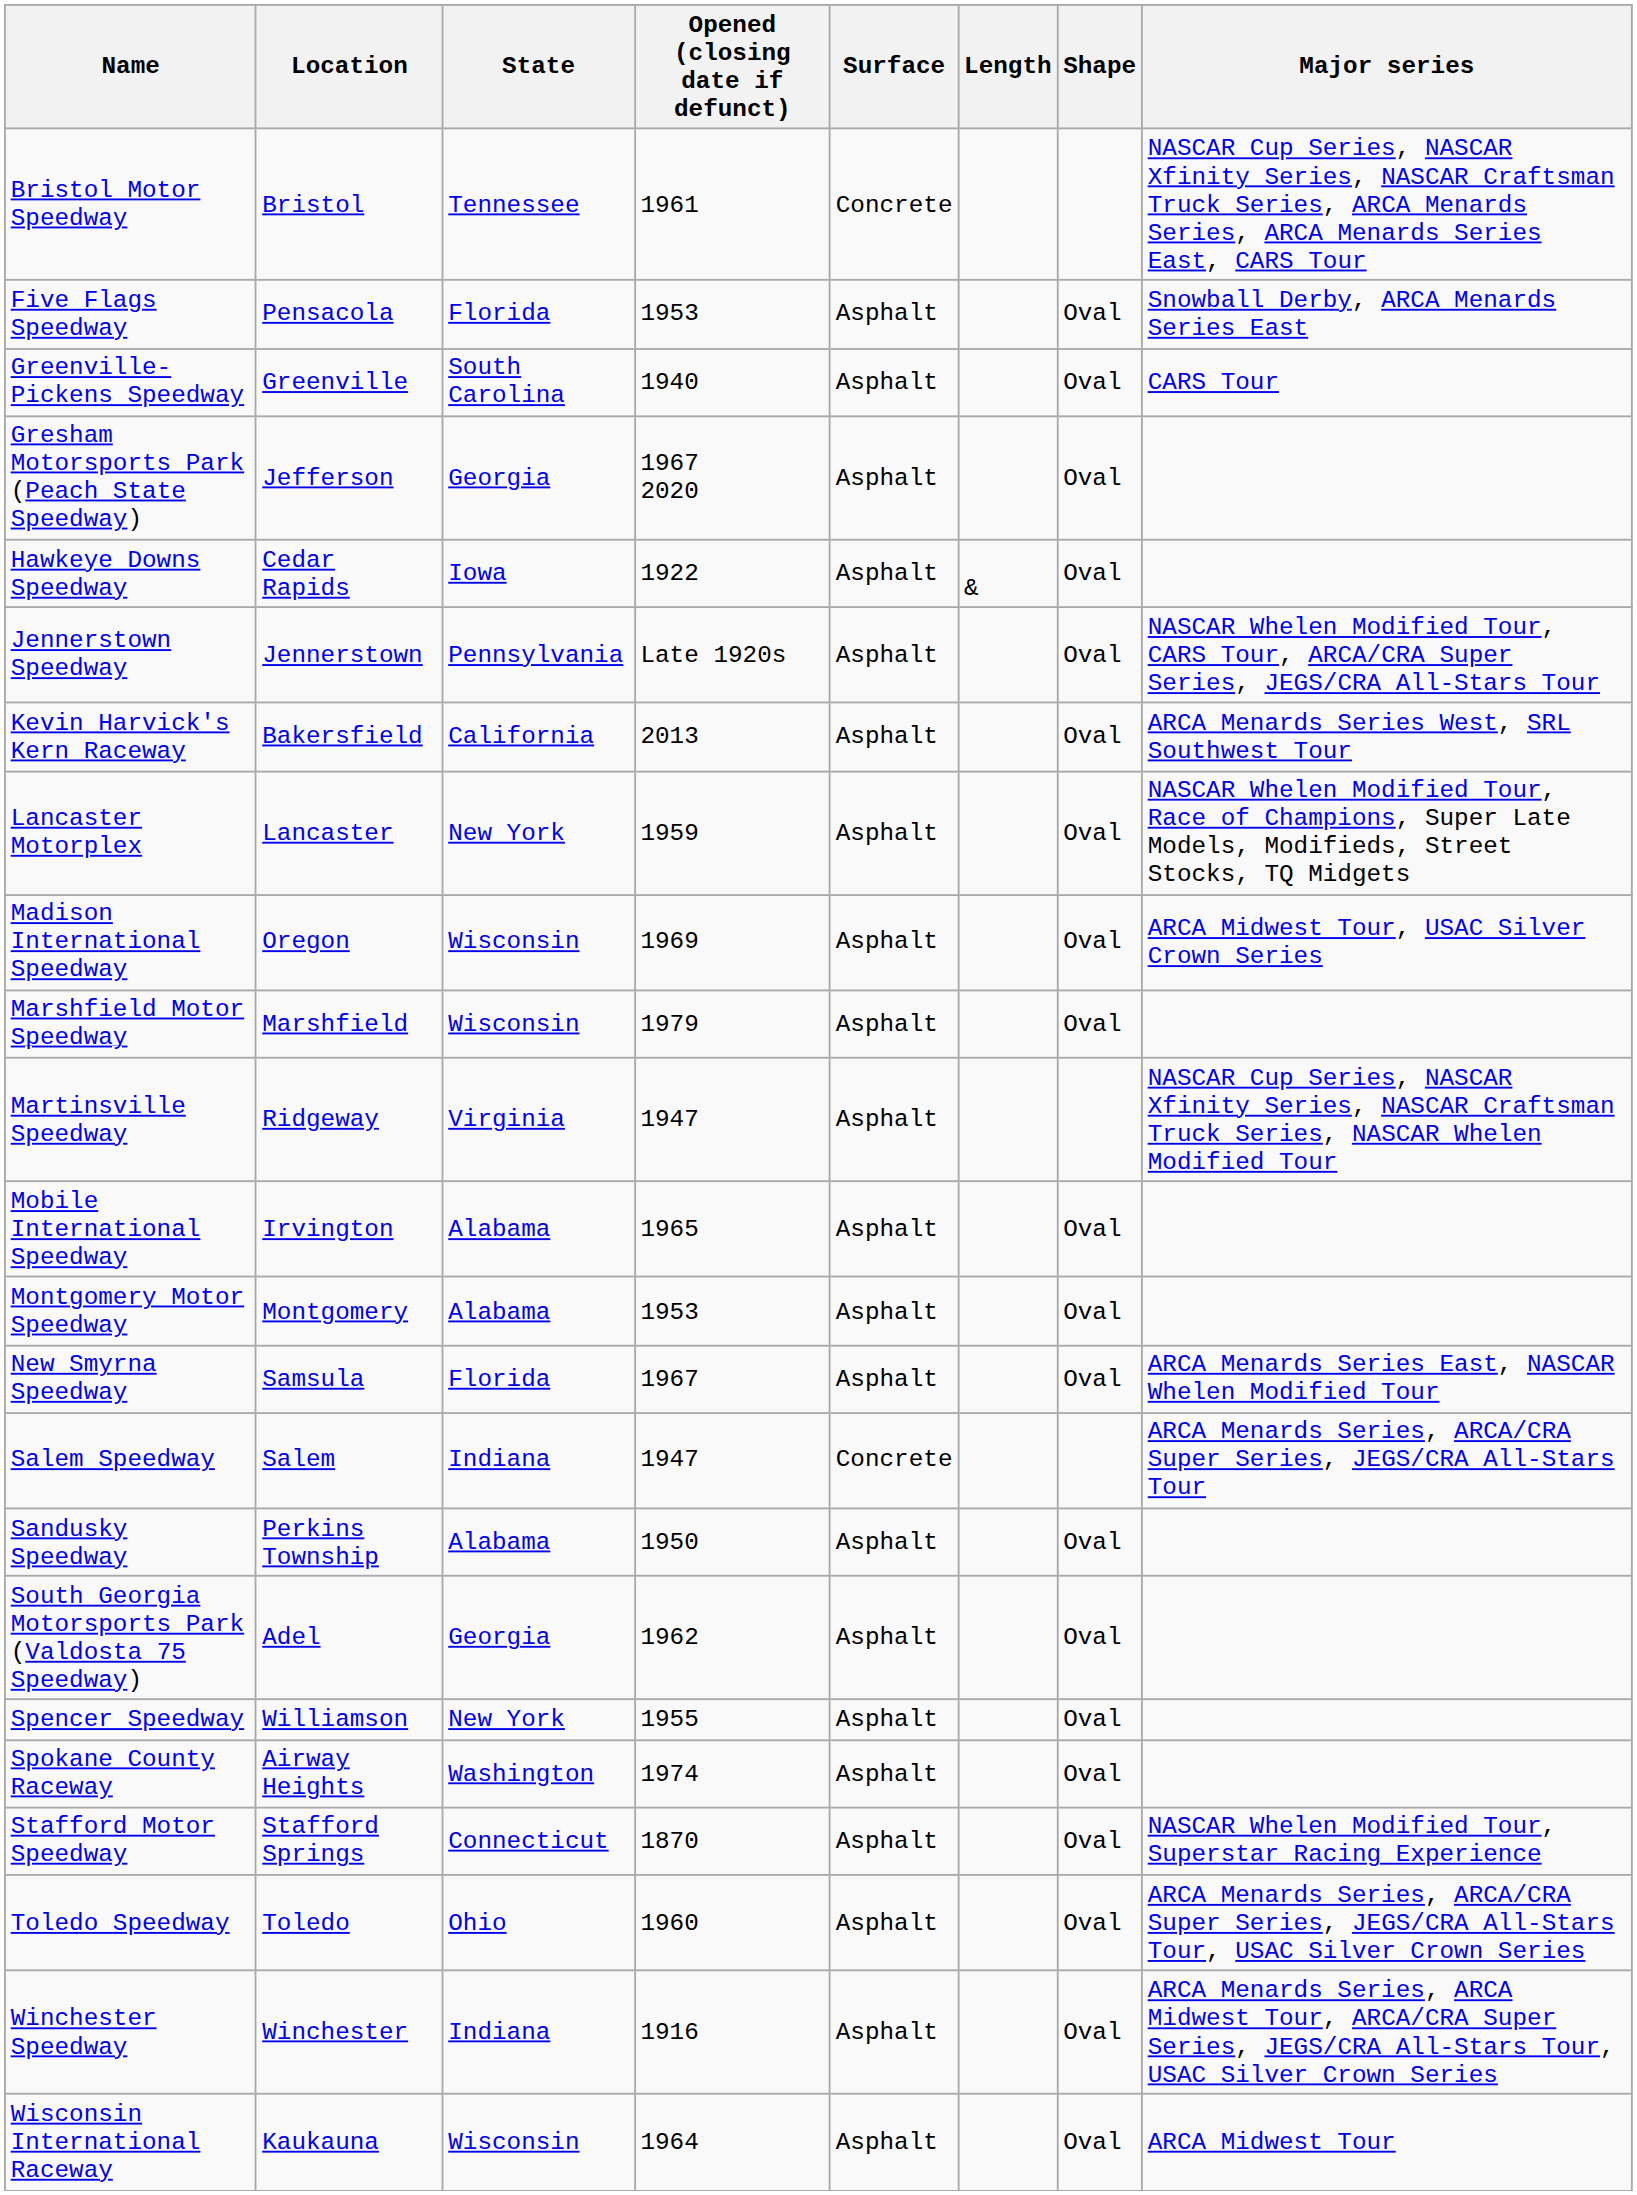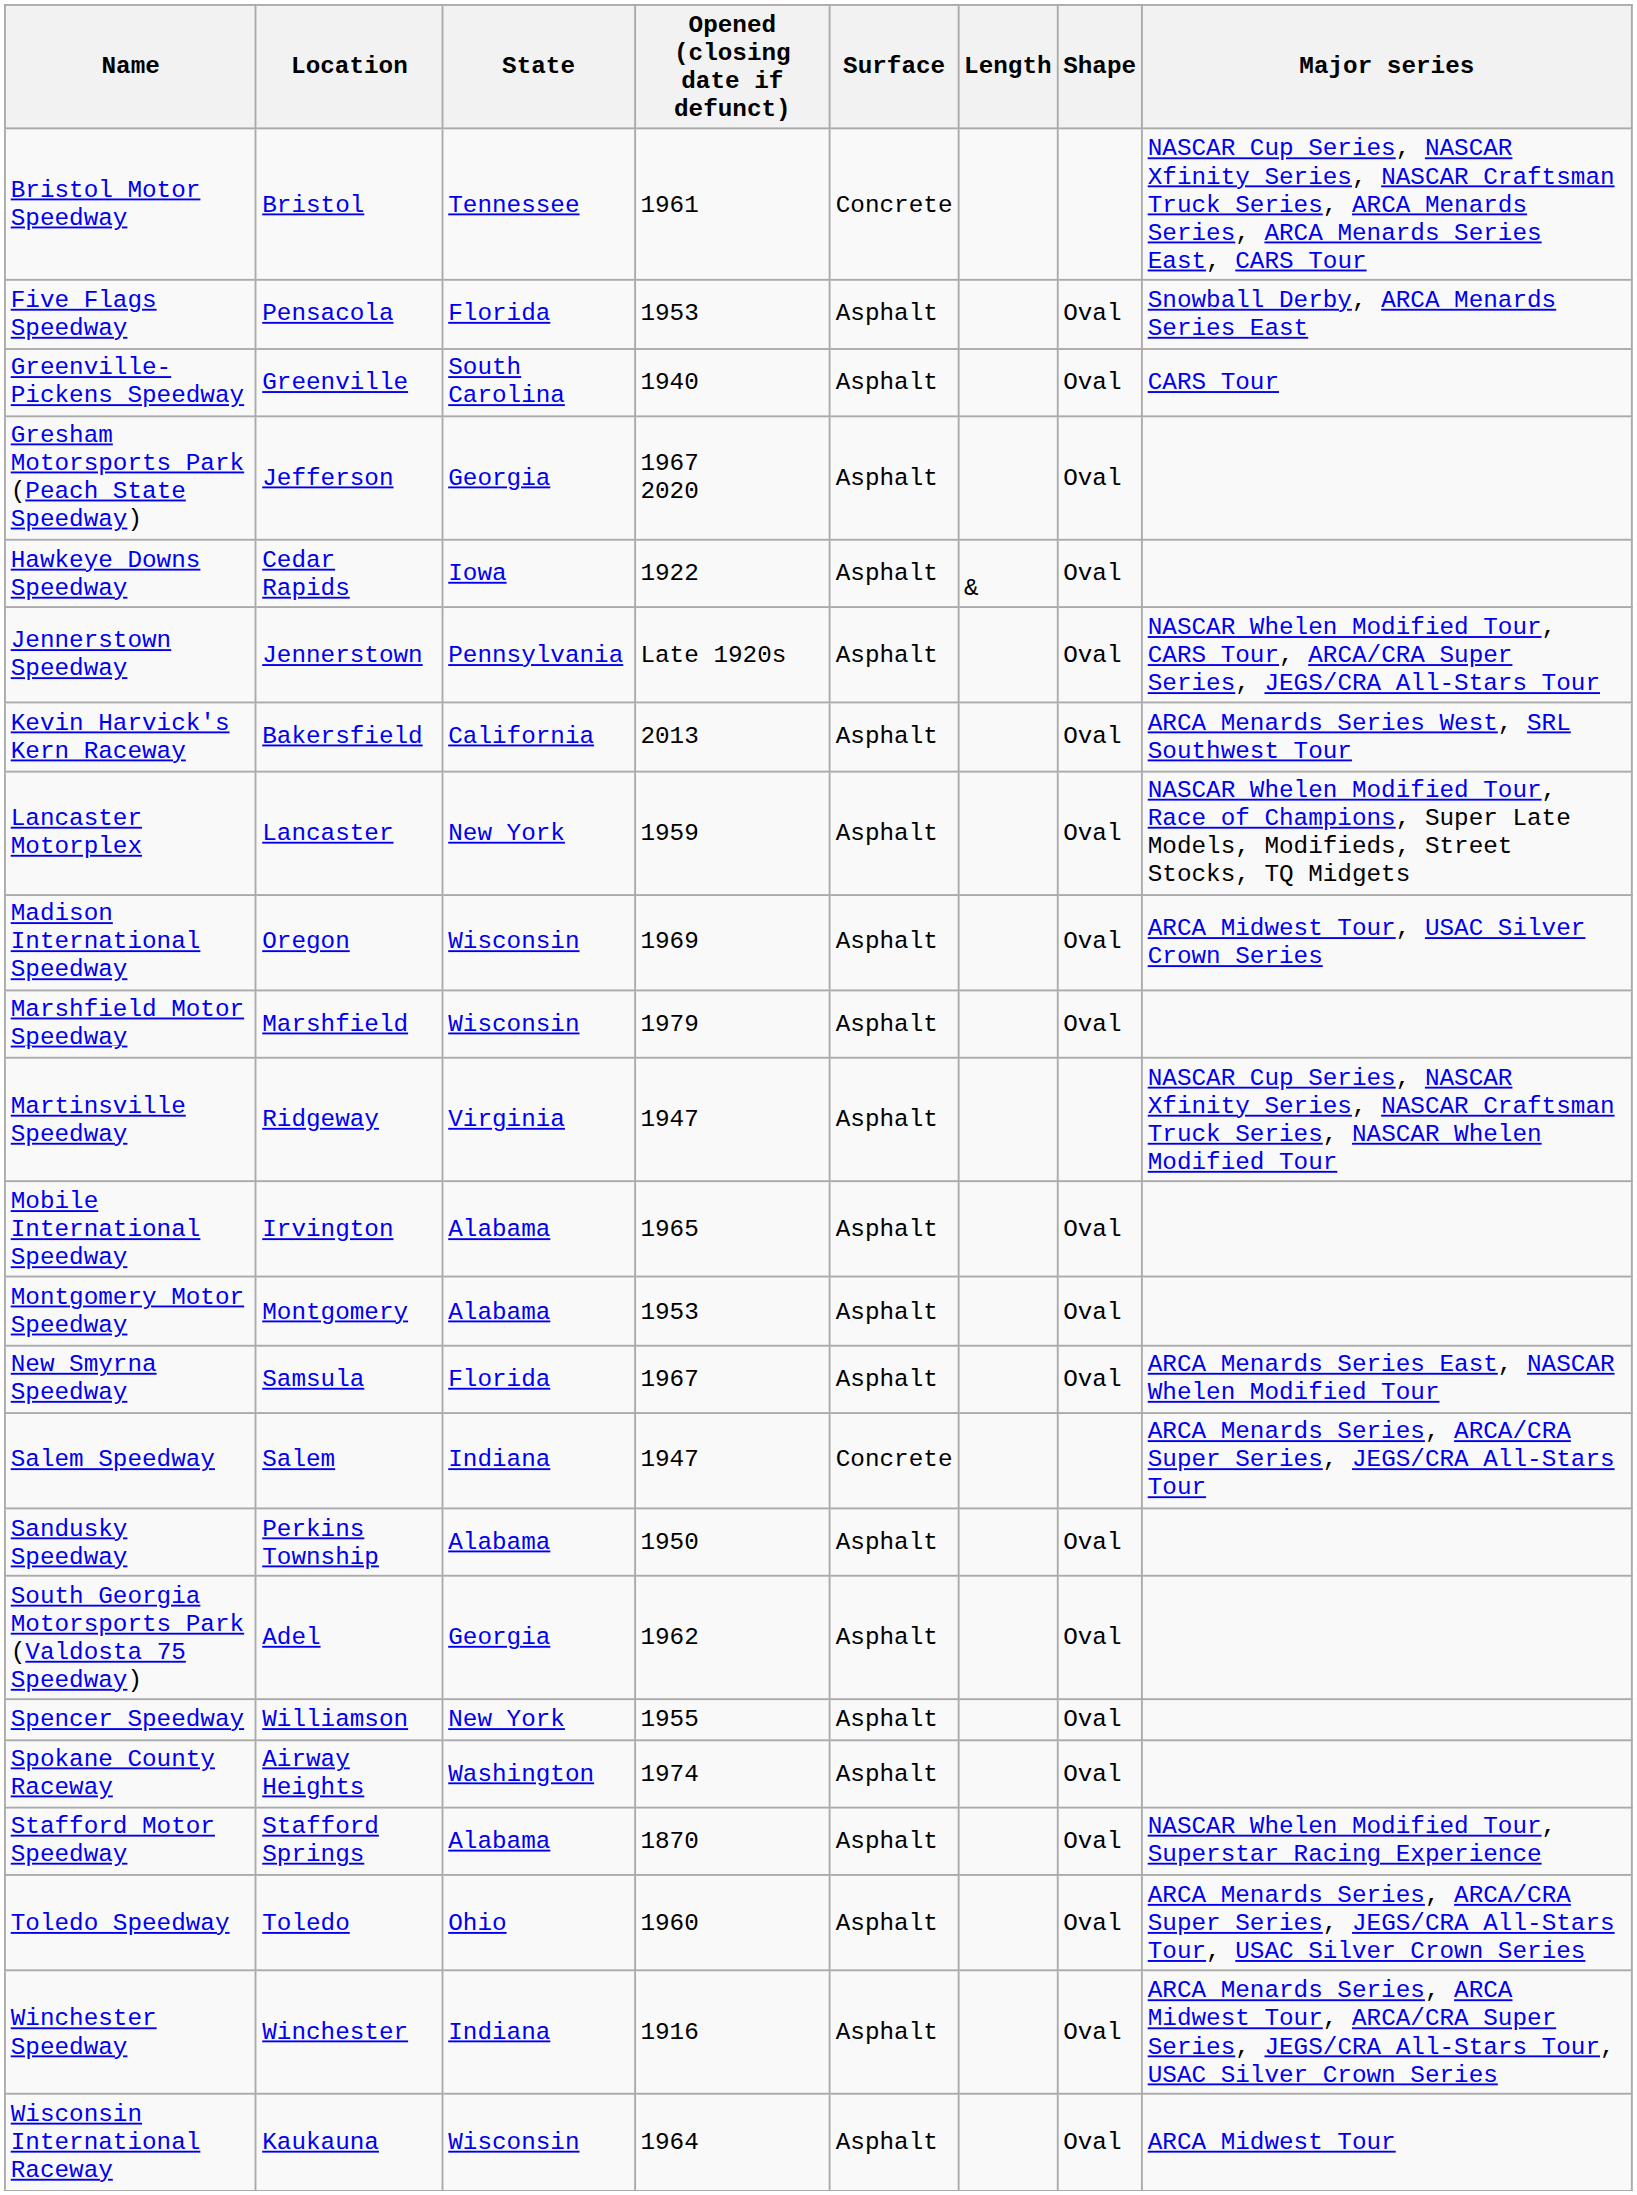(528, 1841) Connecticut -> (499, 1841) Alabama
